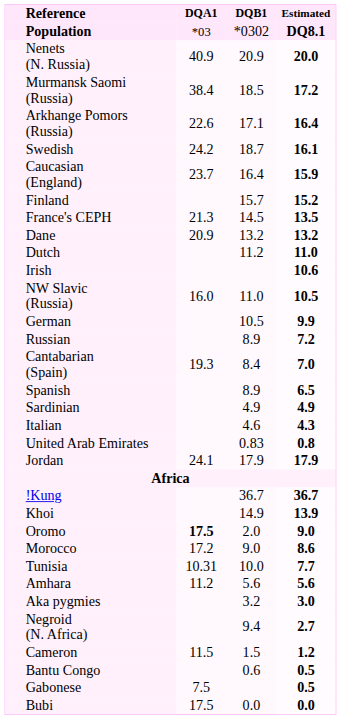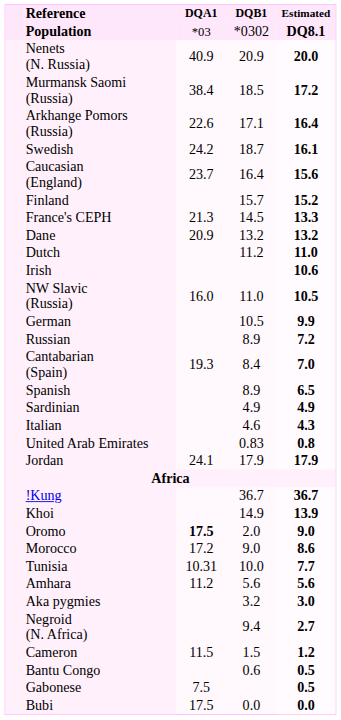(306, 174) 15.9 -> (306, 174) 15.6
(306, 217) 13.5 -> (306, 217) 13.3
